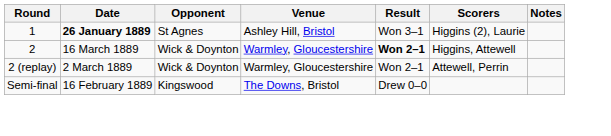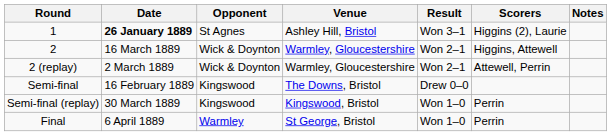(402, 49) bold -> (443, 49) normal
+ row: (53, 103)
+ row: (53, 121)
